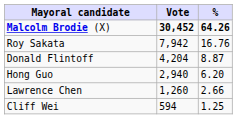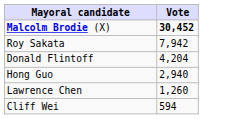- column: (215, 12)
